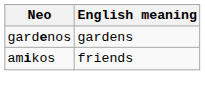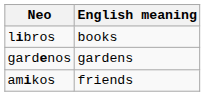+ row: (31, 37)
